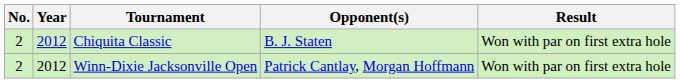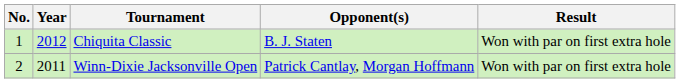(19, 41) 2 -> (19, 41) 1
(52, 66) 2012 -> (51, 66) 2011
